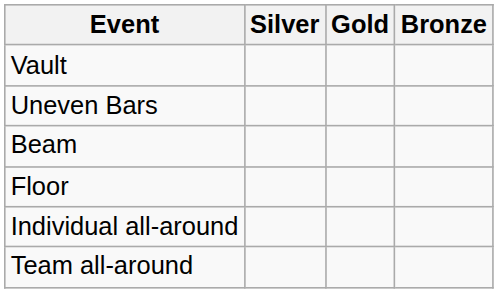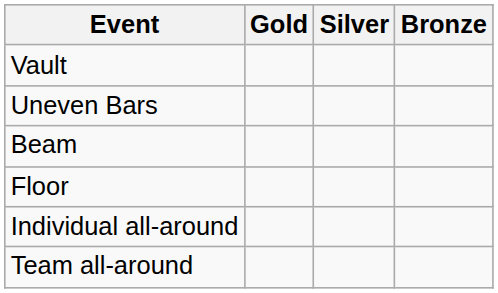columns swapped: (360, 24) <-> (285, 24)
